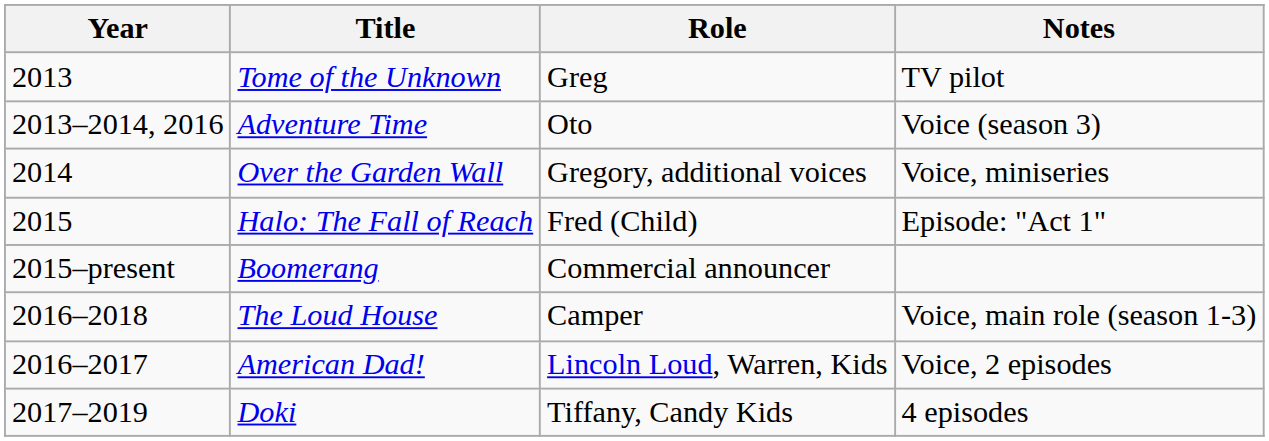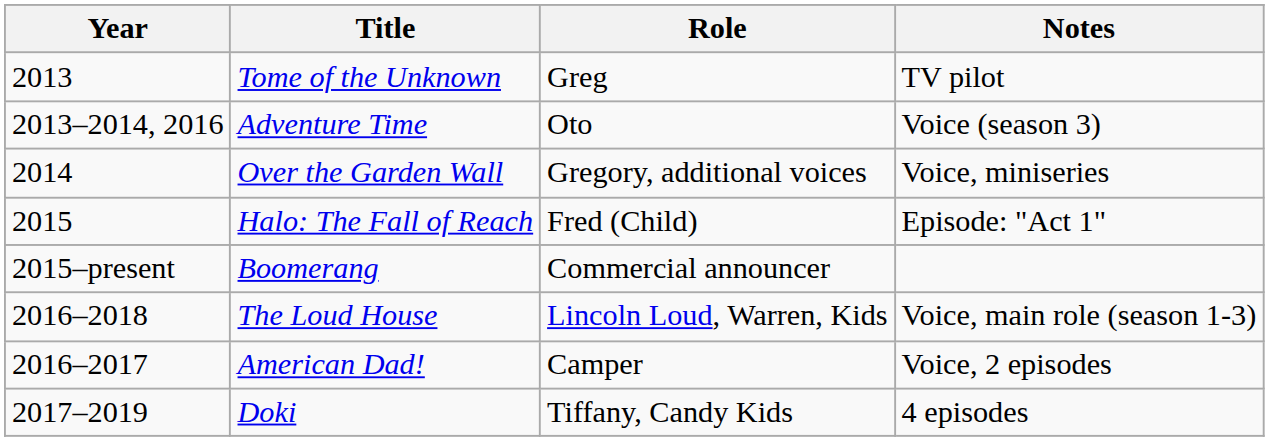(595, 316) Camper -> (717, 316) Lincoln Loud, Warren, Kids
(717, 364) Lincoln Loud, Warren, Kids -> (595, 364) Camper
